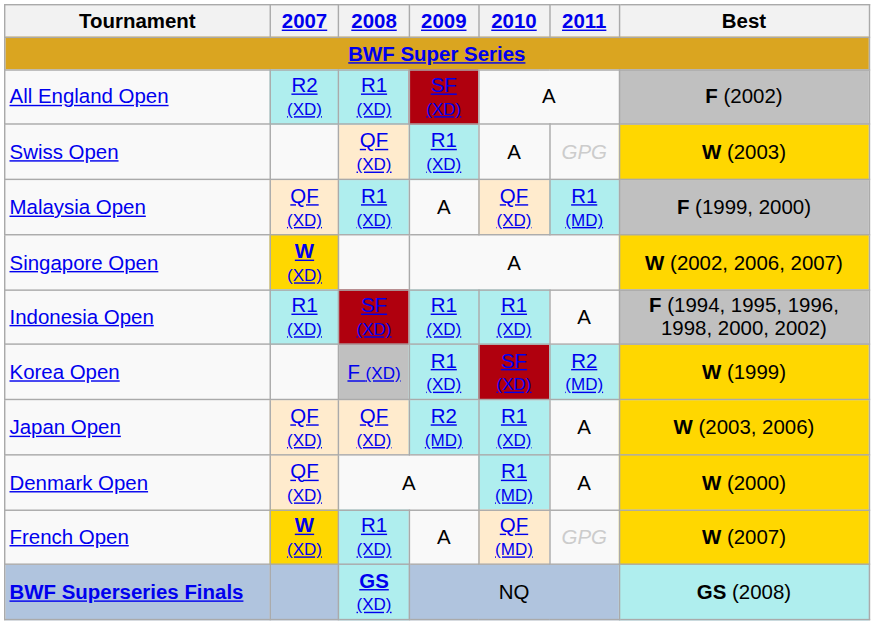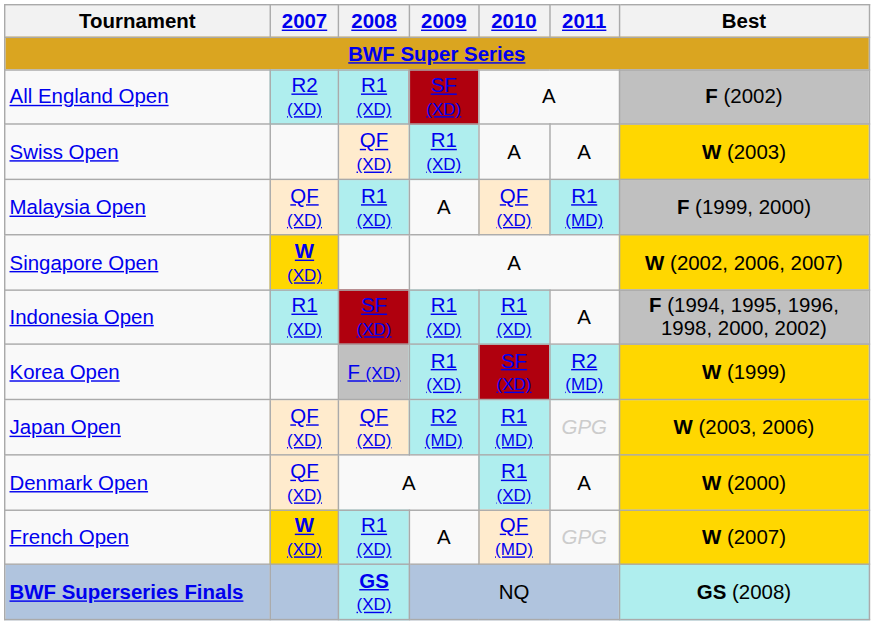(584, 152) GPG -> (584, 152) A
(514, 427) R1 (XD) -> (514, 427) R1 (MD)
(584, 427) A -> (584, 427) GPG
(514, 482) R1 (MD) -> (514, 482) R1 (XD)
